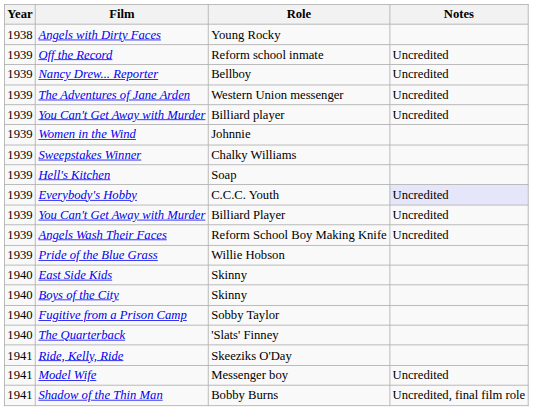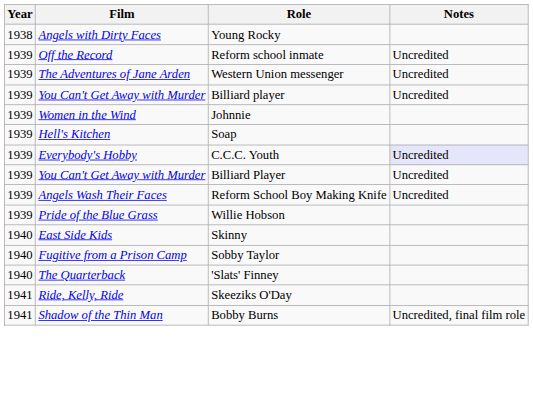- row: (98, 74)
- row: (90, 154)
- row: (79, 295)
- row: (67, 375)
